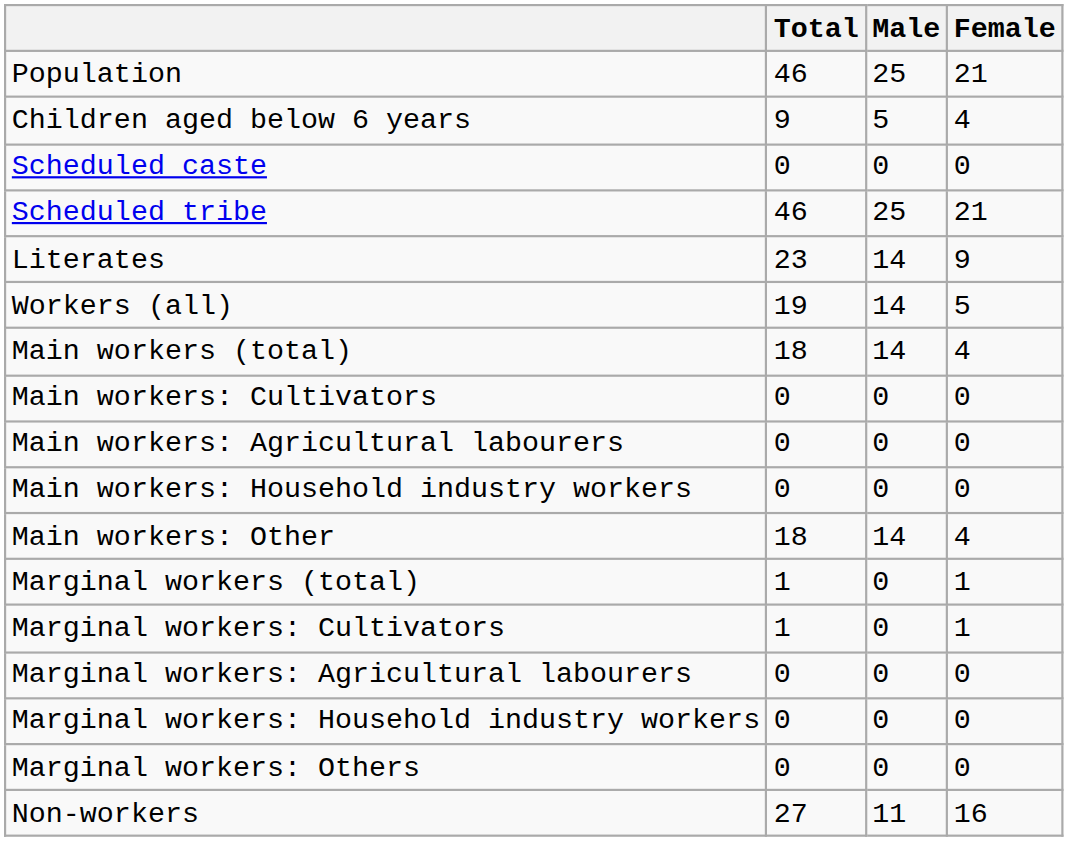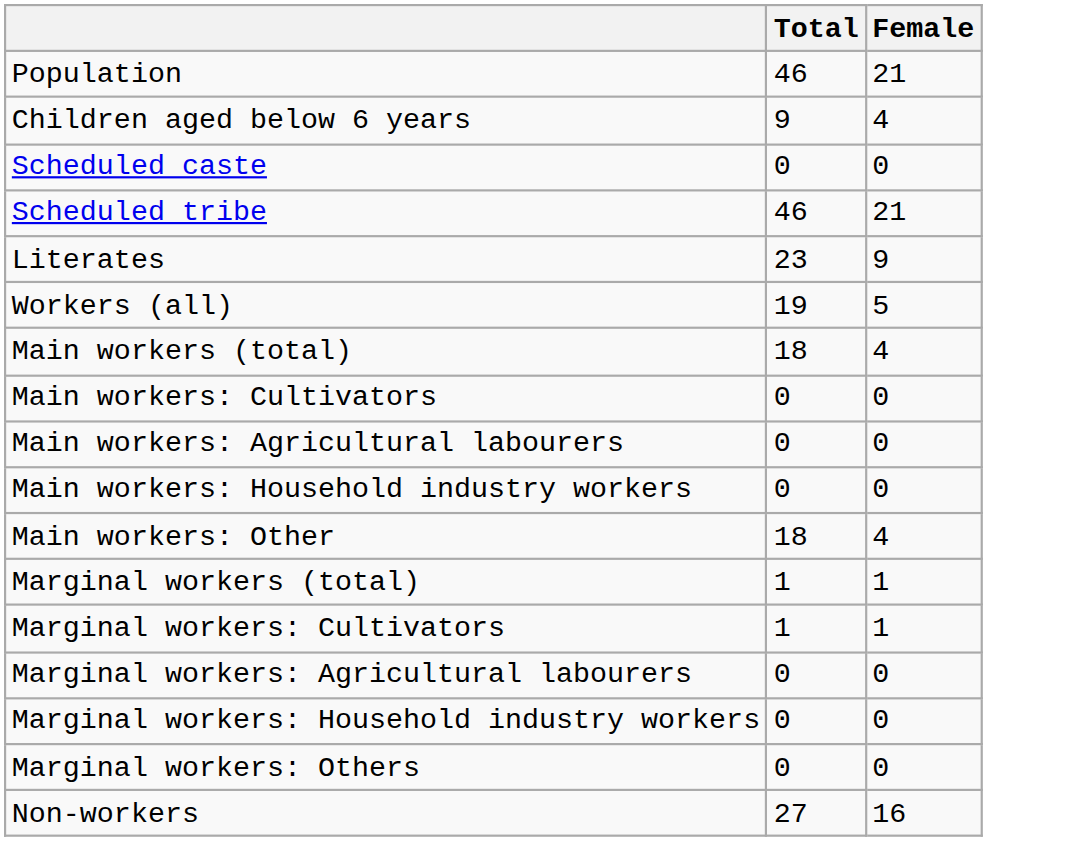- column: (906, 28)
